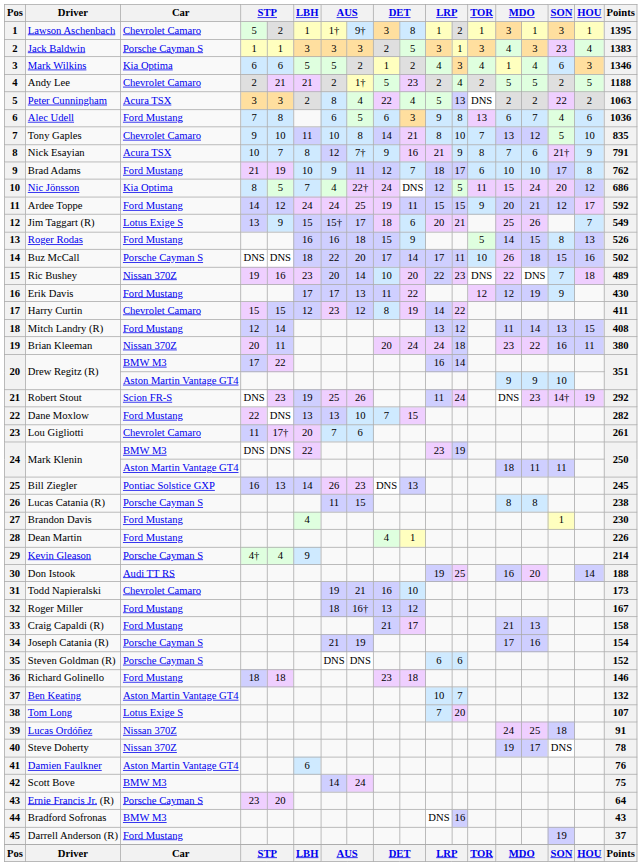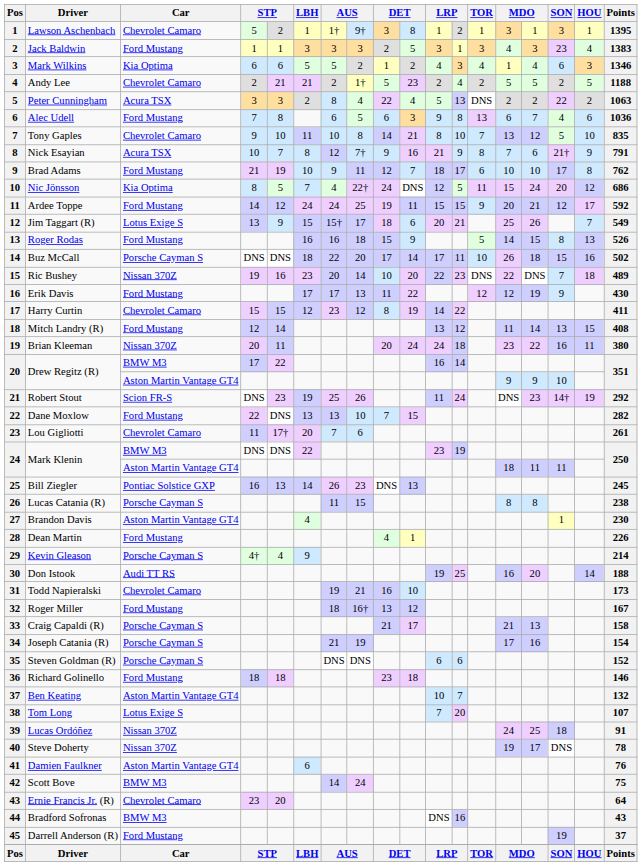(163, 47) Porsche Cayman S -> (153, 47) Ford Mustang
(153, 520) Ford Mustang -> (181, 520) Aston Martin Vantage GT4
(153, 625) Ford Mustang -> (163, 625) Porsche Cayman S
(163, 800) Porsche Cayman S -> (162, 800) Chevrolet Camaro
